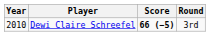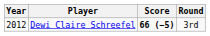(16, 25) 2010 -> (16, 25) 2012
